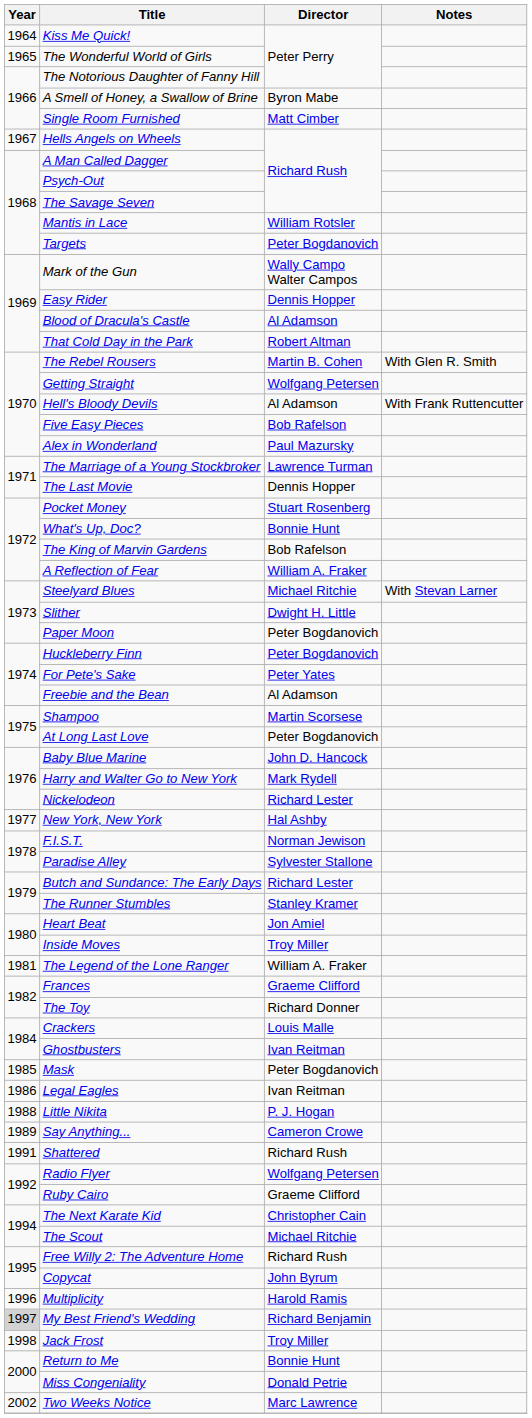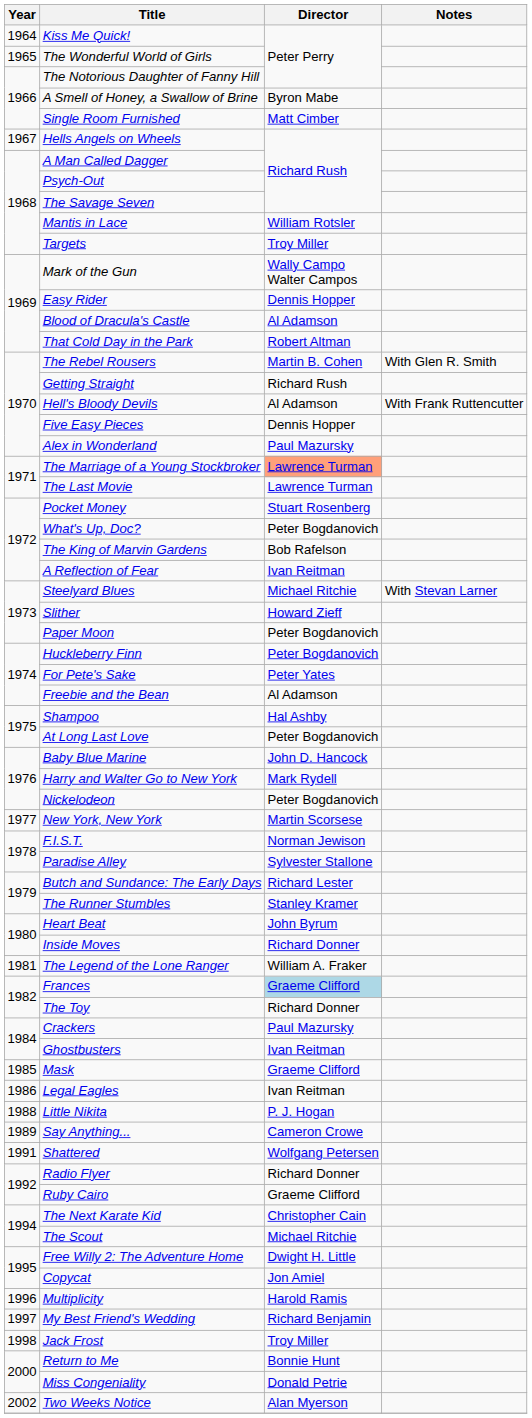(323, 243) Peter Bogdanovich -> (298, 243) Troy Miller
(323, 383) Wolfgang Petersen -> (307, 383) Richard Rush
(307, 425) Bob Rafelson -> (311, 425) Dennis Hopper
(320, 466) no background -> (320, 466) lightsalmon background
(311, 487) Dennis Hopper -> (320, 487) Lawrence Turman
(304, 529) Bonnie Hunt -> (323, 529) Peter Bogdanovich
(317, 570) William A. Fraker -> (306, 570) Ivan Reitman
(312, 612) Dwight H. Little -> (305, 612) Howard Zieff
(315, 716) Martin Scorsese -> (297, 716) Hal Ashby
(310, 799) Richard Lester -> (323, 799) Peter Bogdanovich
(297, 820) Hal Ashby -> (315, 820) Martin Scorsese
(296, 924) Jon Amiel -> (303, 924) John Byrum
(298, 945) Troy Miller -> (313, 945) Richard Donner
(314, 986) no background -> (314, 986) lightblue background
(301, 1028) Louis Malle -> (311, 1028) Paul Mazursky
(323, 1070) Peter Bogdanovich -> (314, 1070) Graeme Clifford
(307, 1153) Richard Rush -> (323, 1153) Wolfgang Petersen
(323, 1174) Wolfgang Petersen -> (313, 1174) Richard Donner
(307, 1257) Richard Rush -> (312, 1257) Dwight H. Little
(303, 1278) John Byrum -> (296, 1278) Jon Amiel
(22, 1319) lightgrey background -> (22, 1319) no background
(312, 1402) Marc Lawrence -> (308, 1402) Alan Myerson
